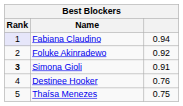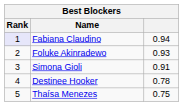(161, 53) 0.92 -> (161, 53) 0.93
(17, 67) bold -> (17, 67) normal
(161, 81) 0.76 -> (161, 81) 0.78
